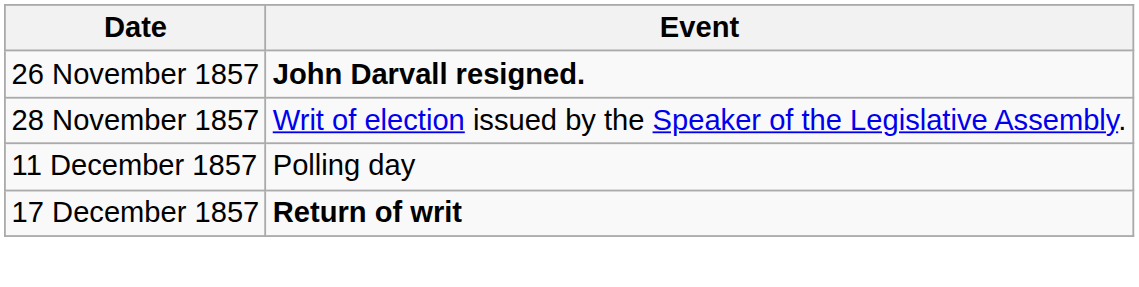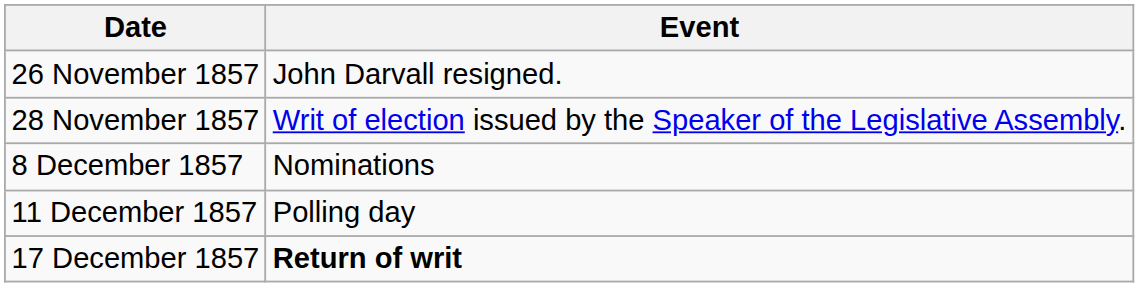(429, 73) bold -> (418, 73) normal
+ row: (127, 166)
